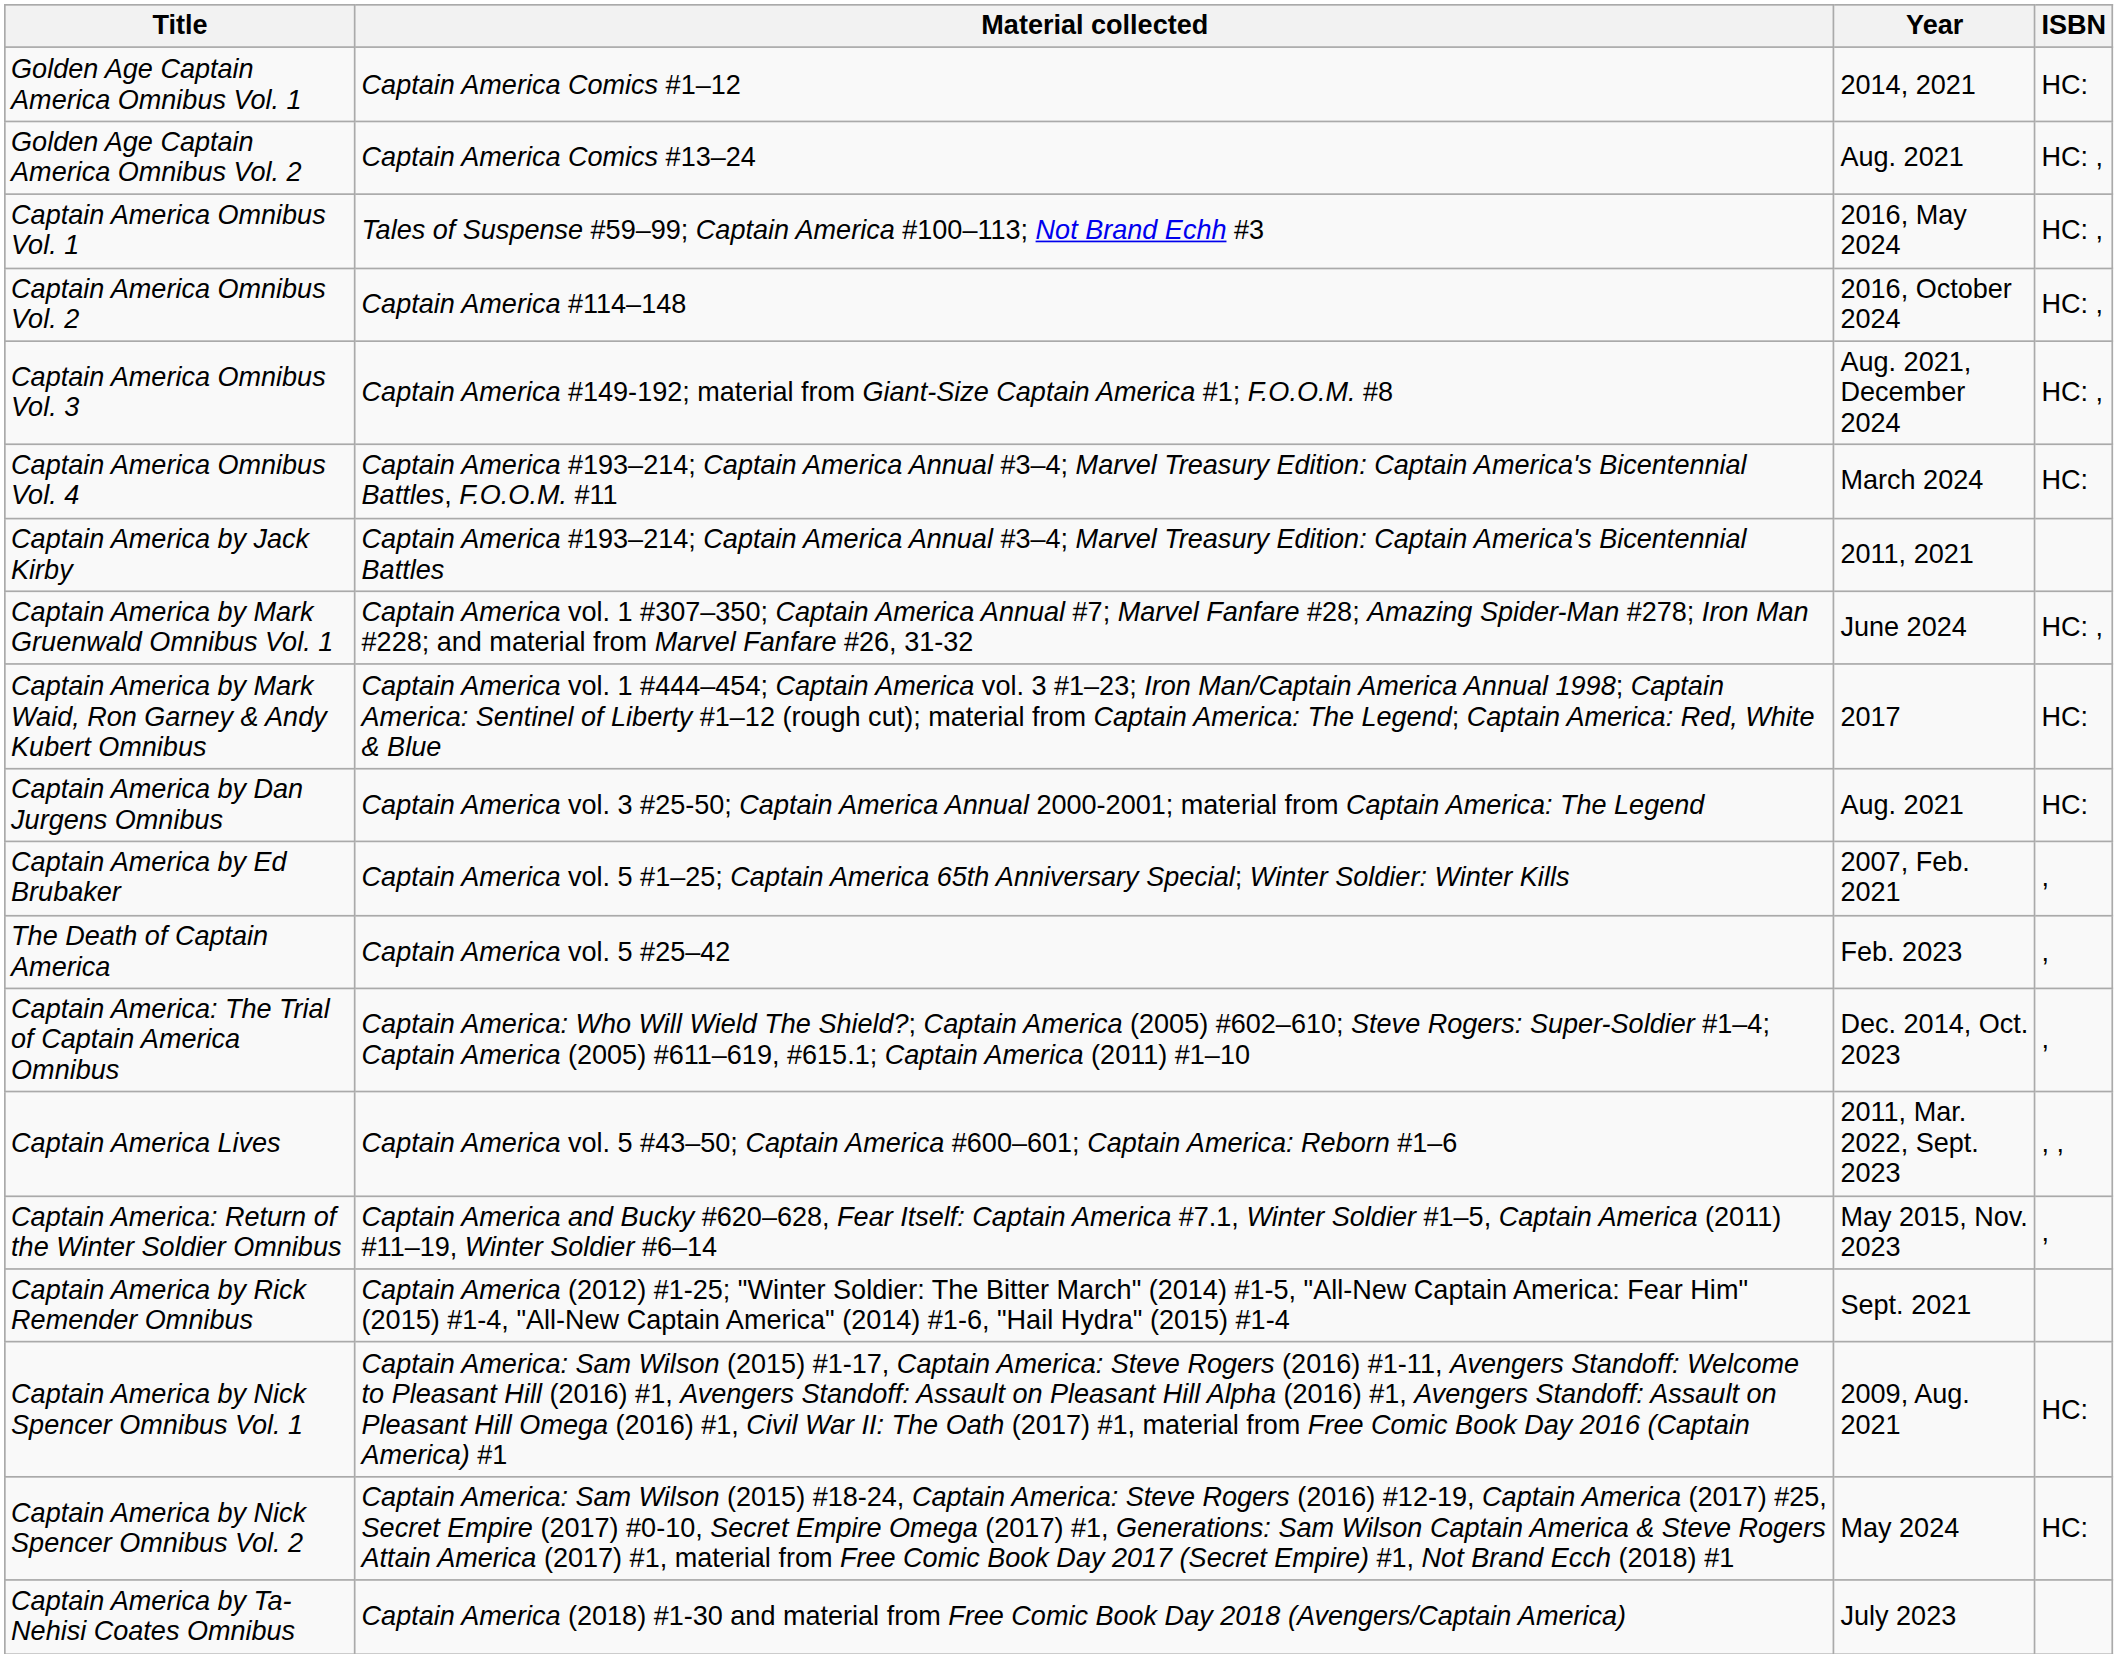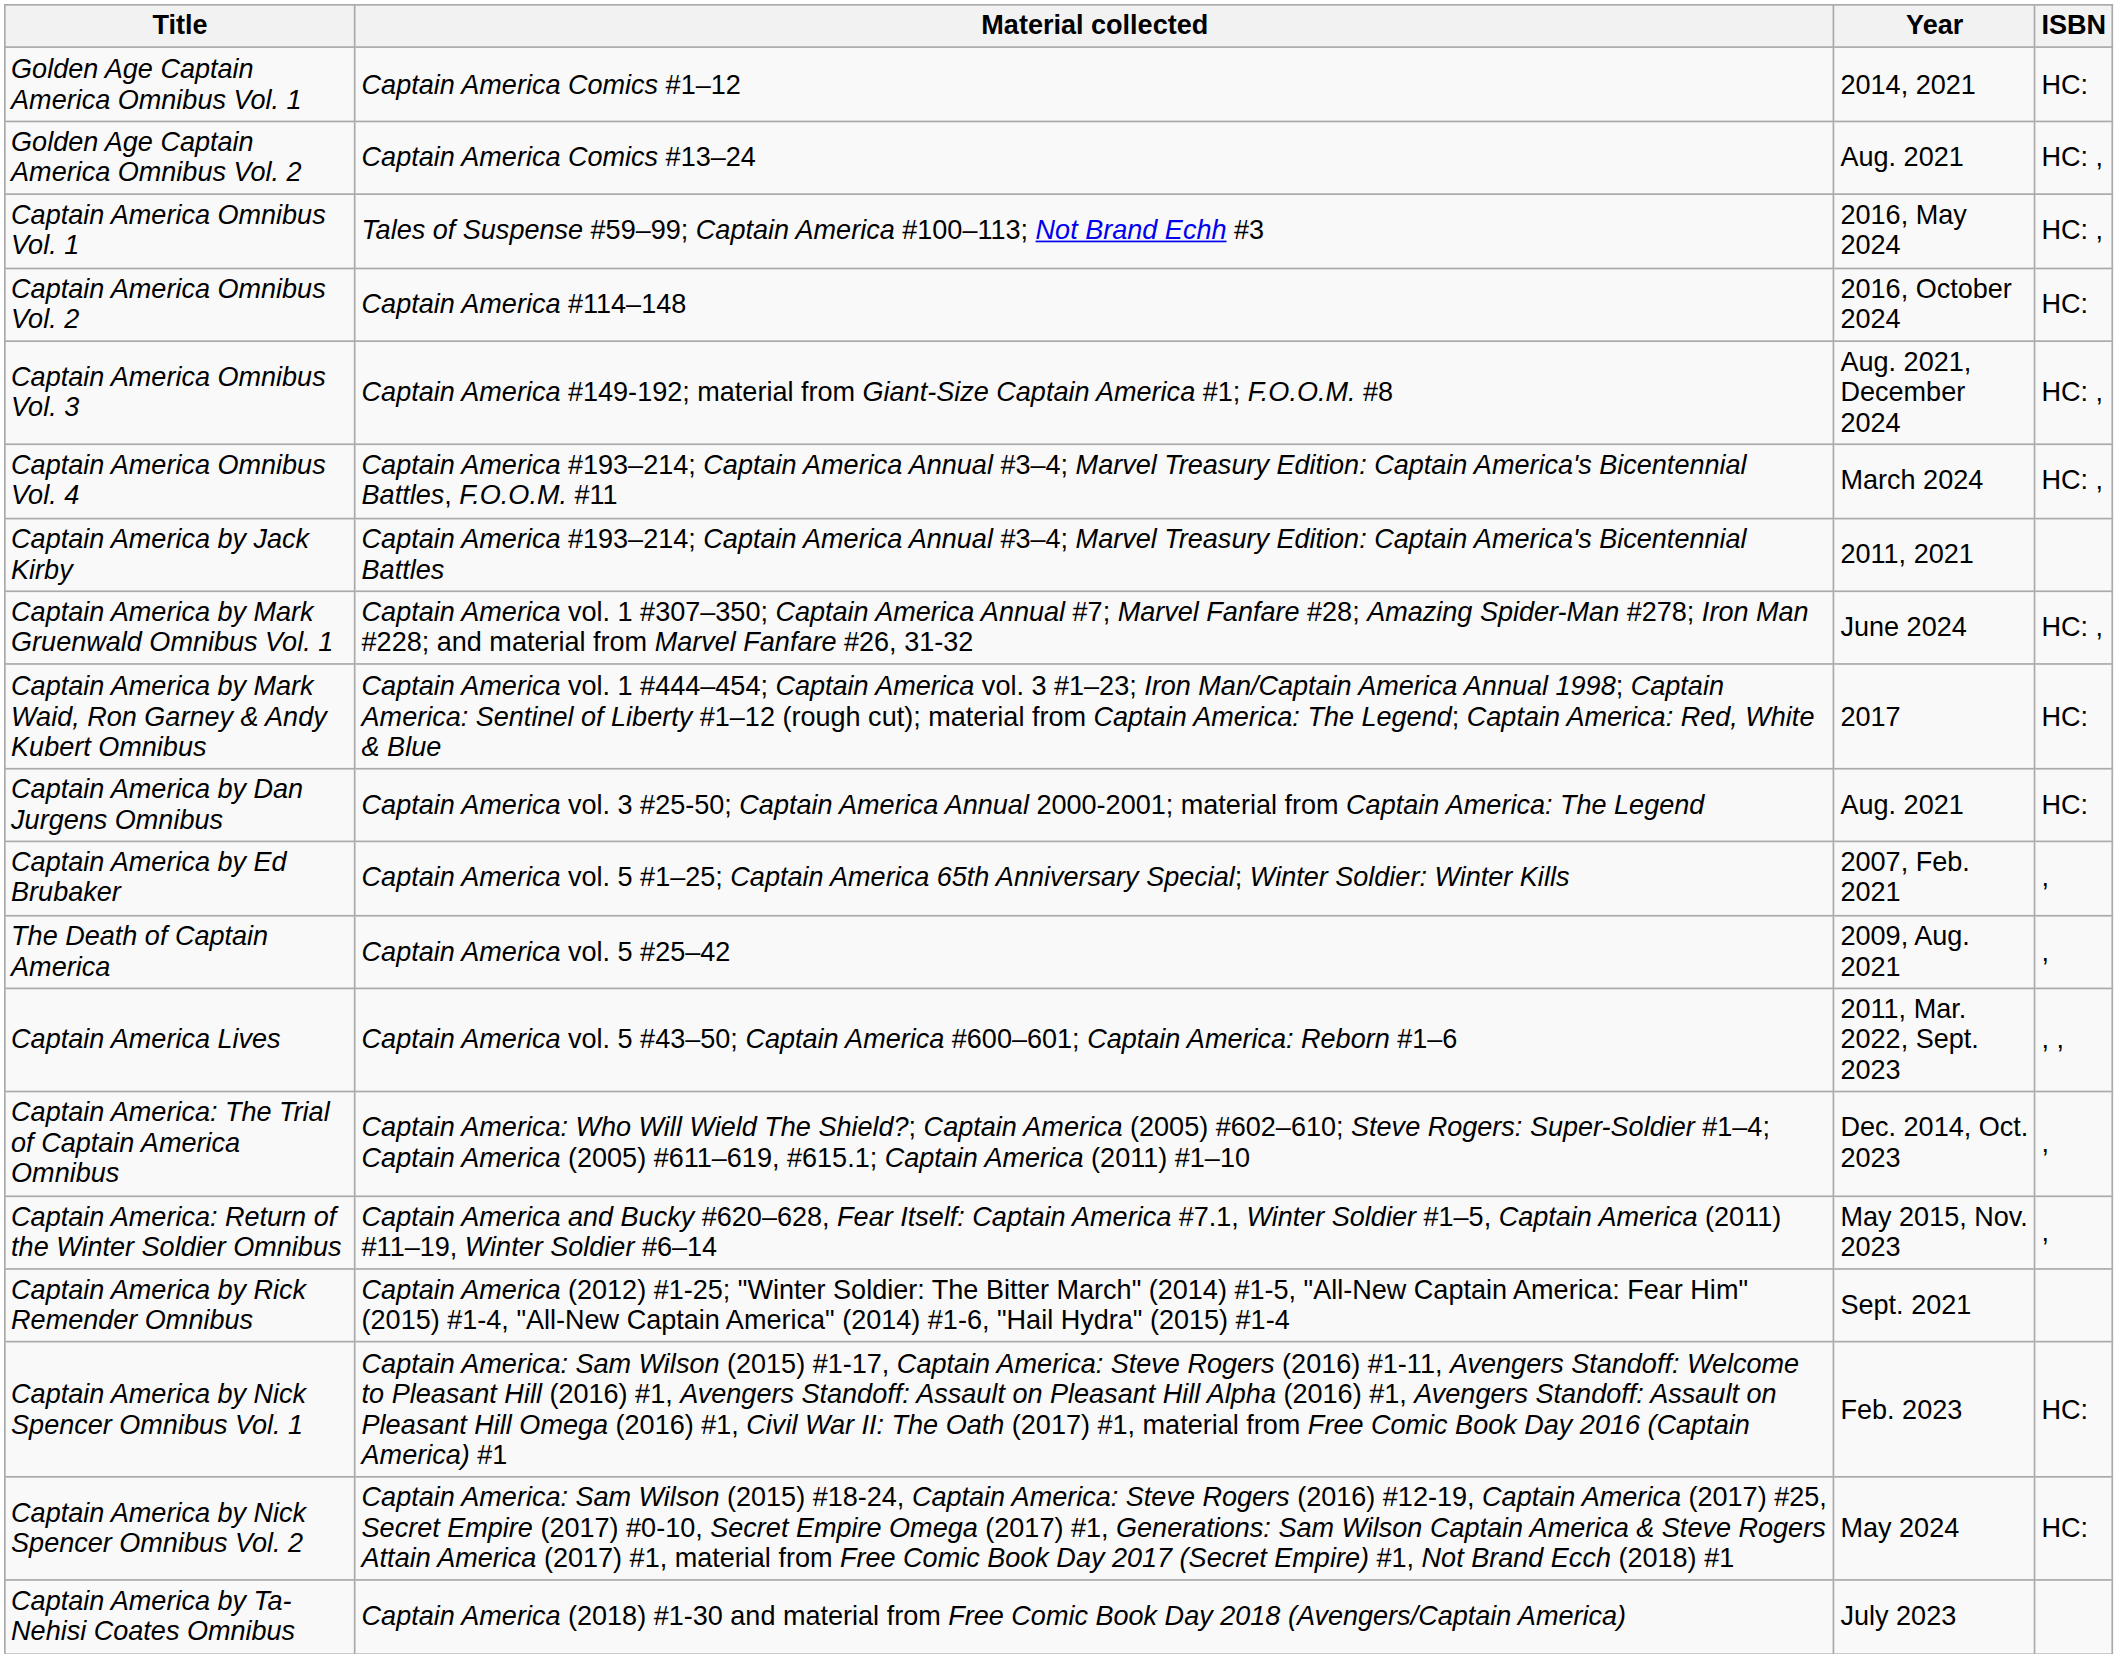(2072, 303) HC: , -> (2065, 303) HC:
(2065, 480) HC: -> (2072, 480) HC: ,
(1901, 951) Feb. 2023 -> (1905, 951) 2009, Aug. 2021
rows swapped: (146, 1143) <-> (170, 1039)
(1905, 1408) 2009, Aug. 2021 -> (1901, 1408) Feb. 2023
